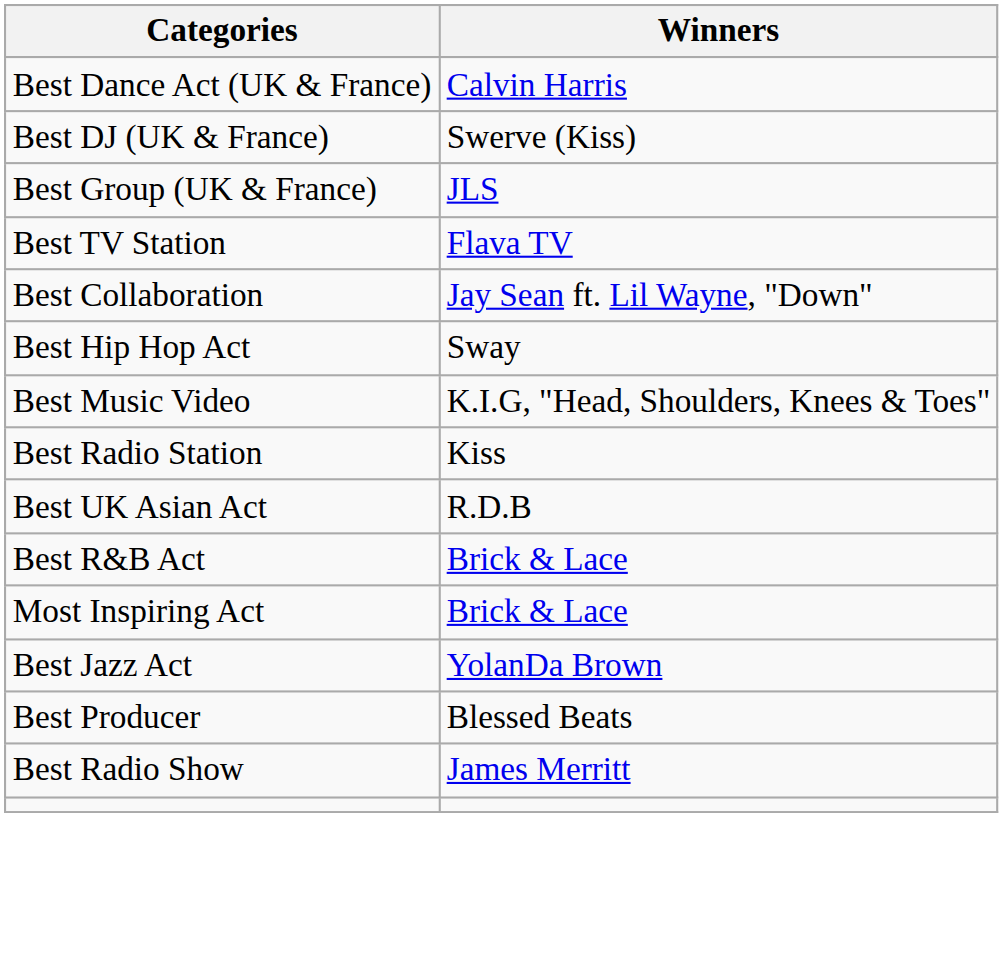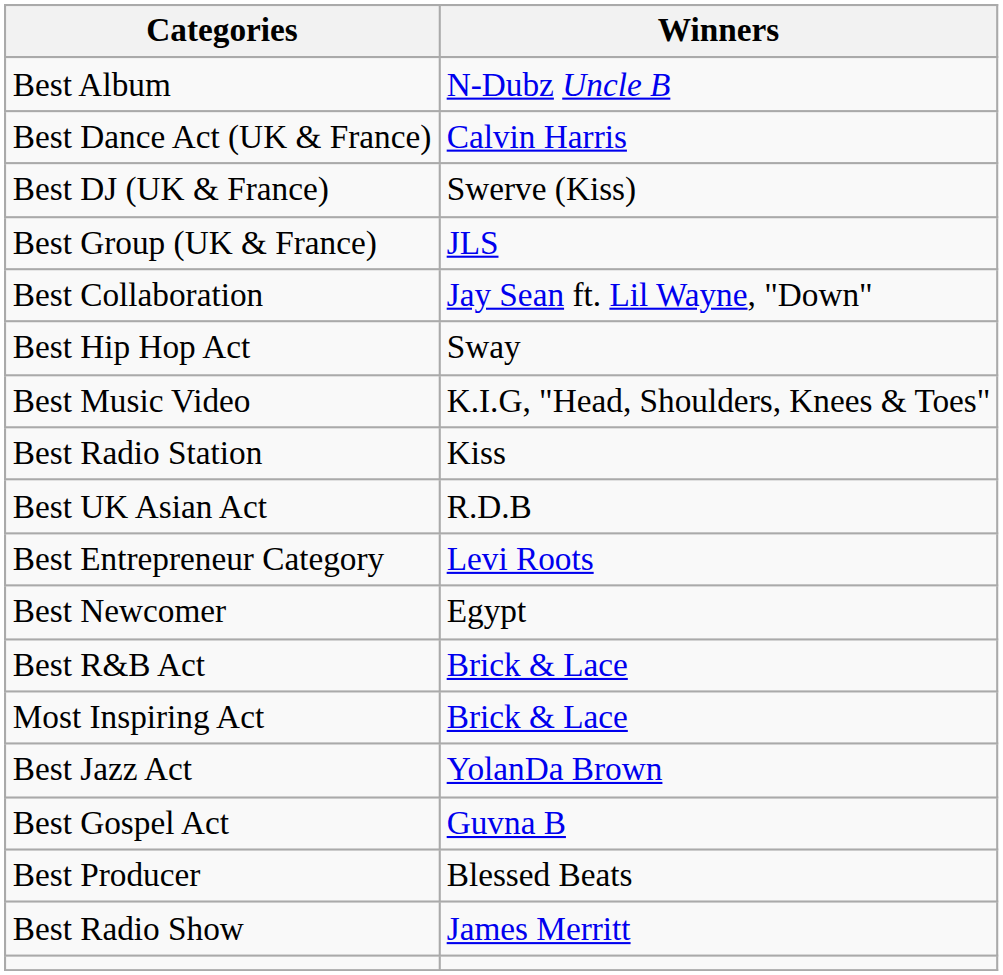+ row: (92, 83)
- row: (119, 242)
+ row: (198, 558)
+ row: (119, 611)
+ row: (121, 822)
